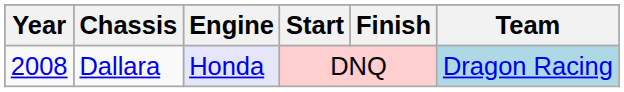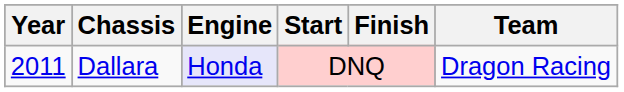(39, 66) 2008 -> (38, 66) 2011
(528, 66) lightblue background -> (526, 66) no background
